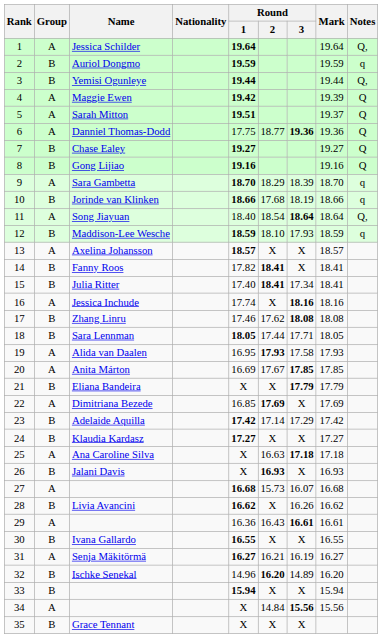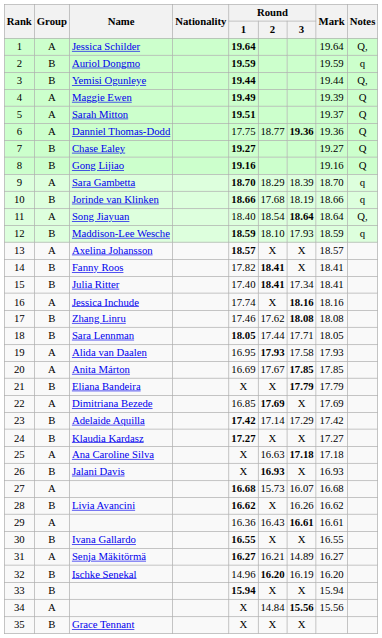(243, 98) 19.42 -> (243, 98) 19.49
(302, 557) 16.19 -> (302, 557) 14.89
(302, 574) 14.89 -> (302, 574) 16.19
